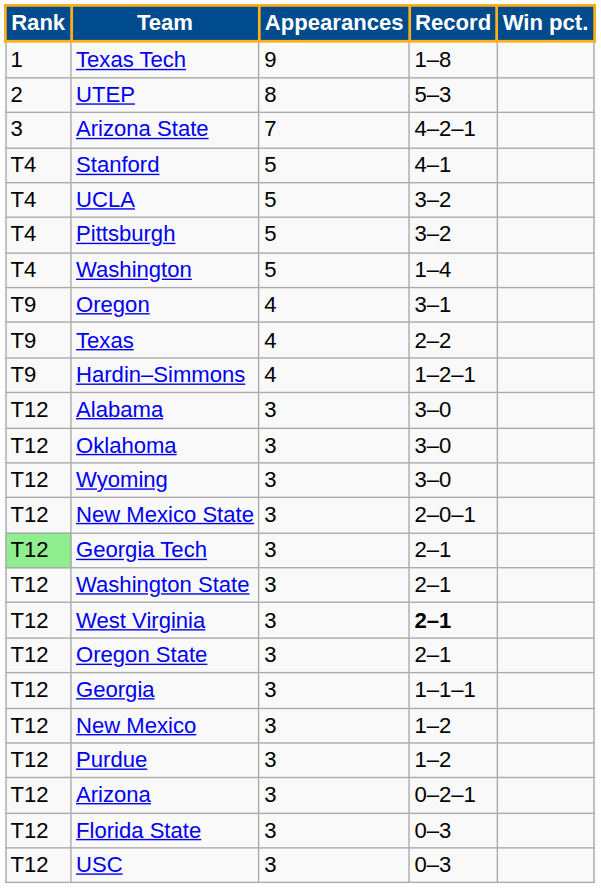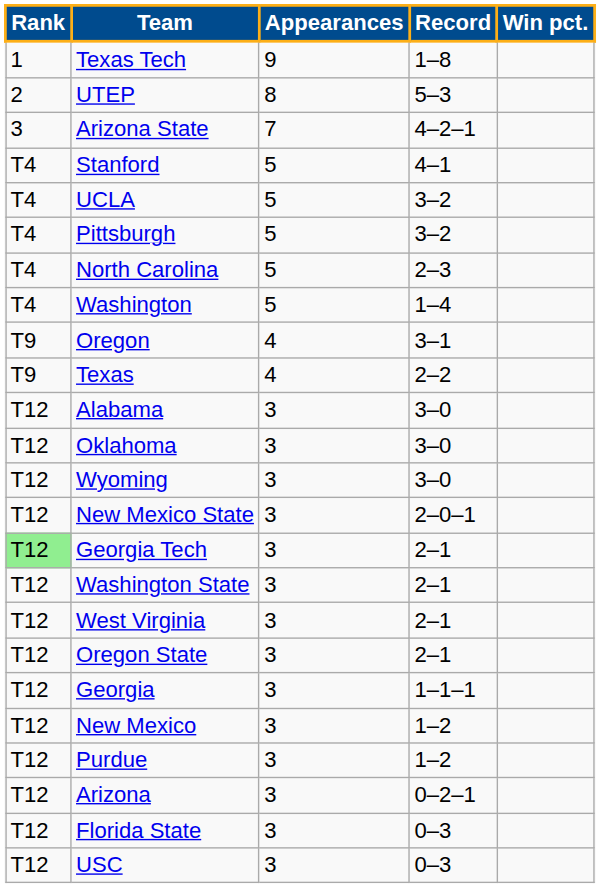+ row: (147, 269)
- row: (161, 374)
(433, 620) bold -> (433, 620) normal
